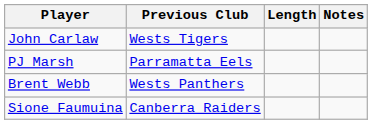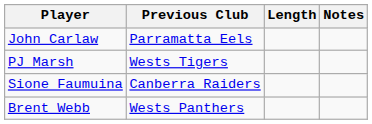(179, 39) Wests Tigers -> (191, 39) Parramatta Eels
(191, 62) Parramatta Eels -> (179, 62) Wests Tigers
rows swapped: (49, 85) <-> (65, 108)
